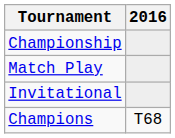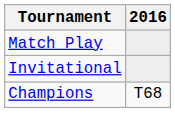- row: (65, 43)
